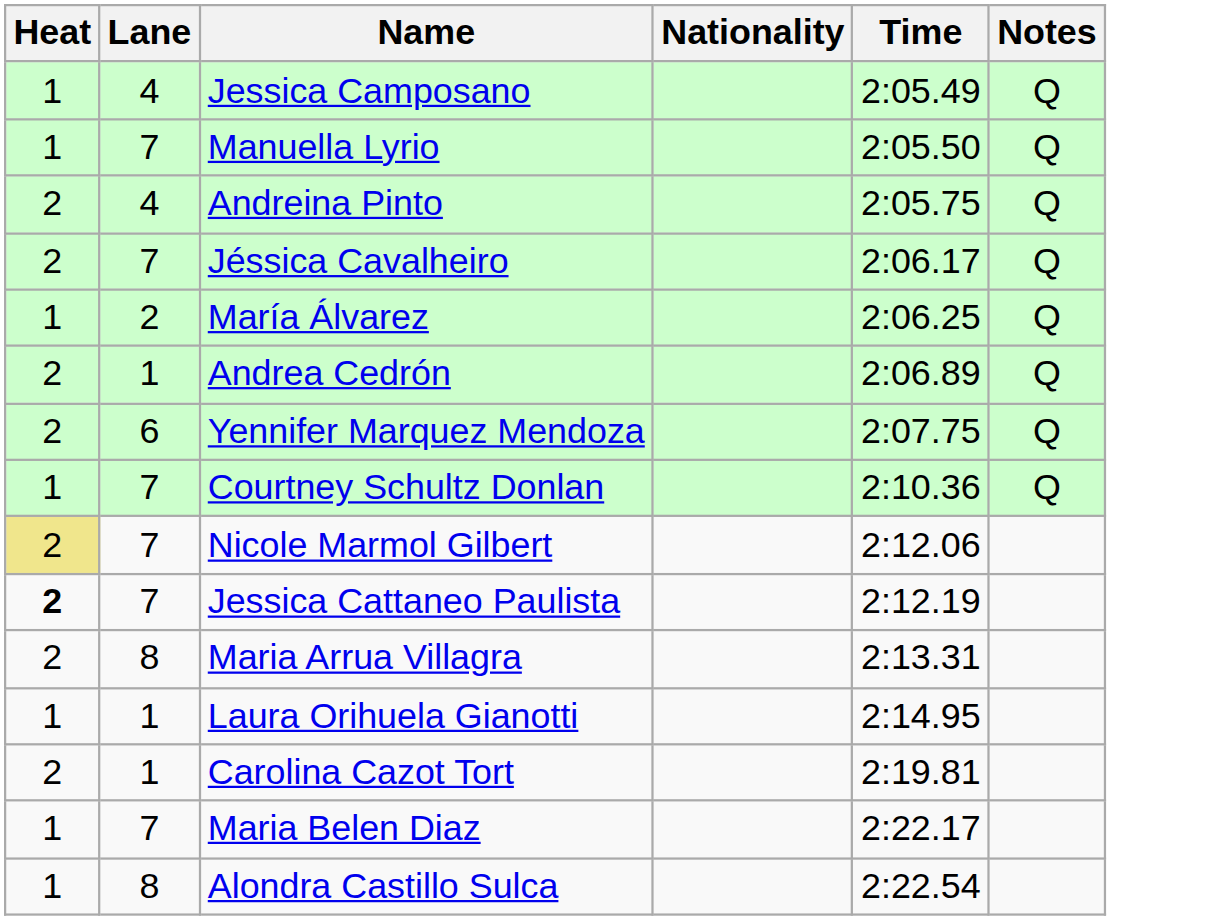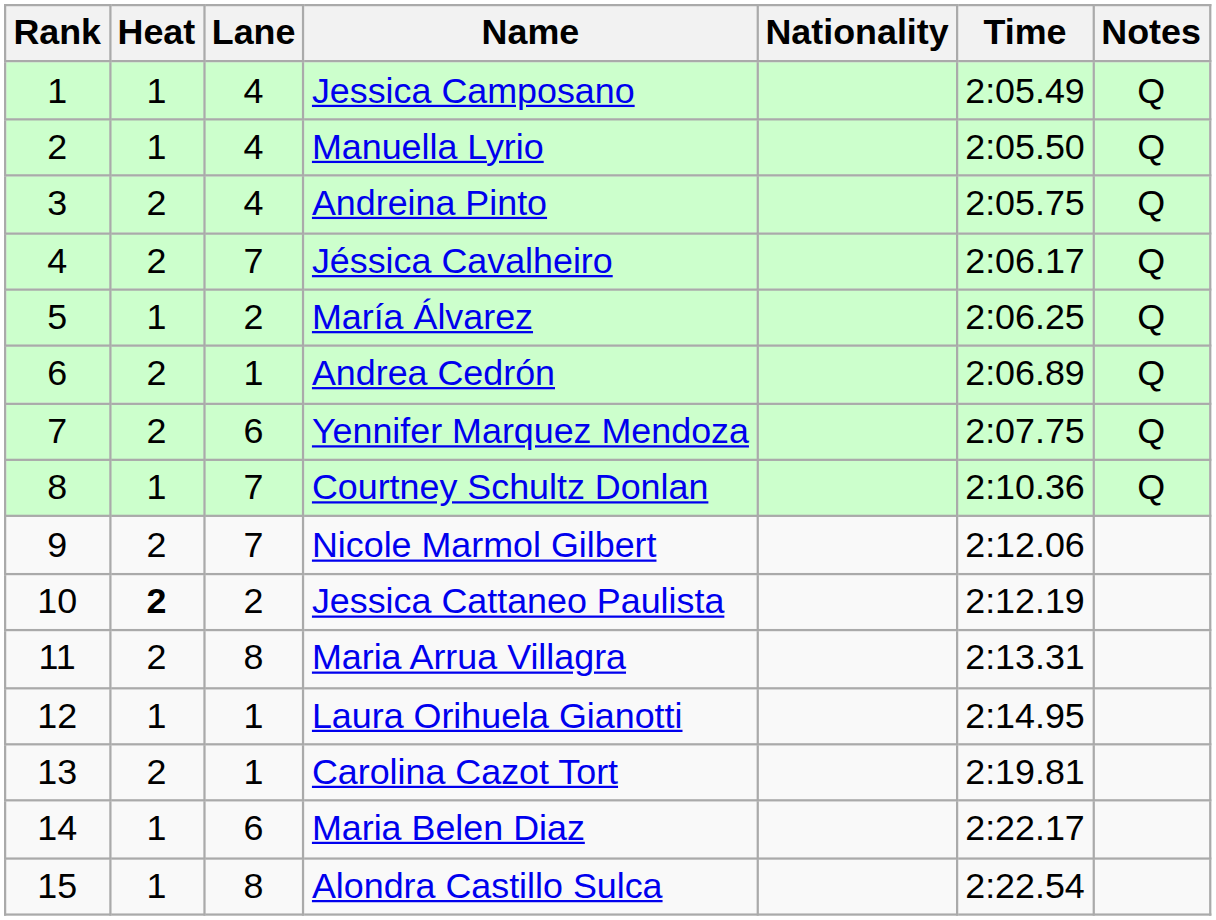+ column: (57, 32)
(149, 146) 7 -> (254, 146) 4
(52, 544) khaki background -> (156, 544) no background
(149, 601) 7 -> (254, 601) 2
(149, 828) 7 -> (254, 828) 6
